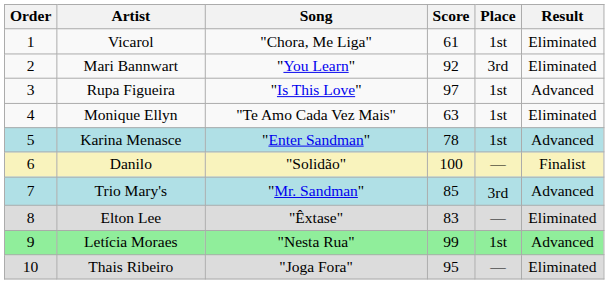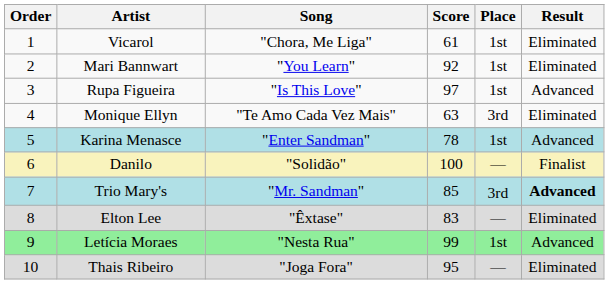(498, 66) 3rd -> (498, 66) 1st
(498, 115) 1st -> (498, 115) 3rd
(562, 191) normal -> (562, 191) bold
